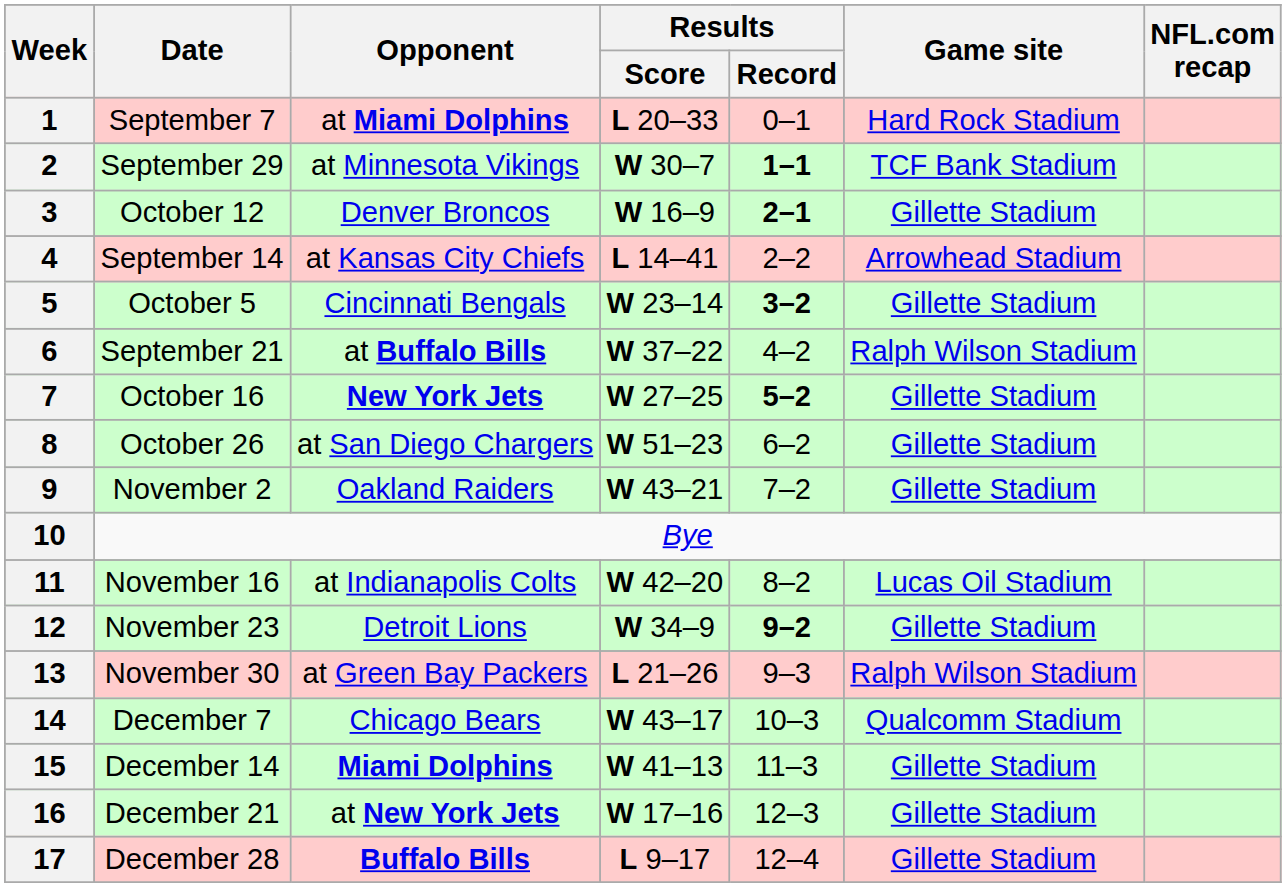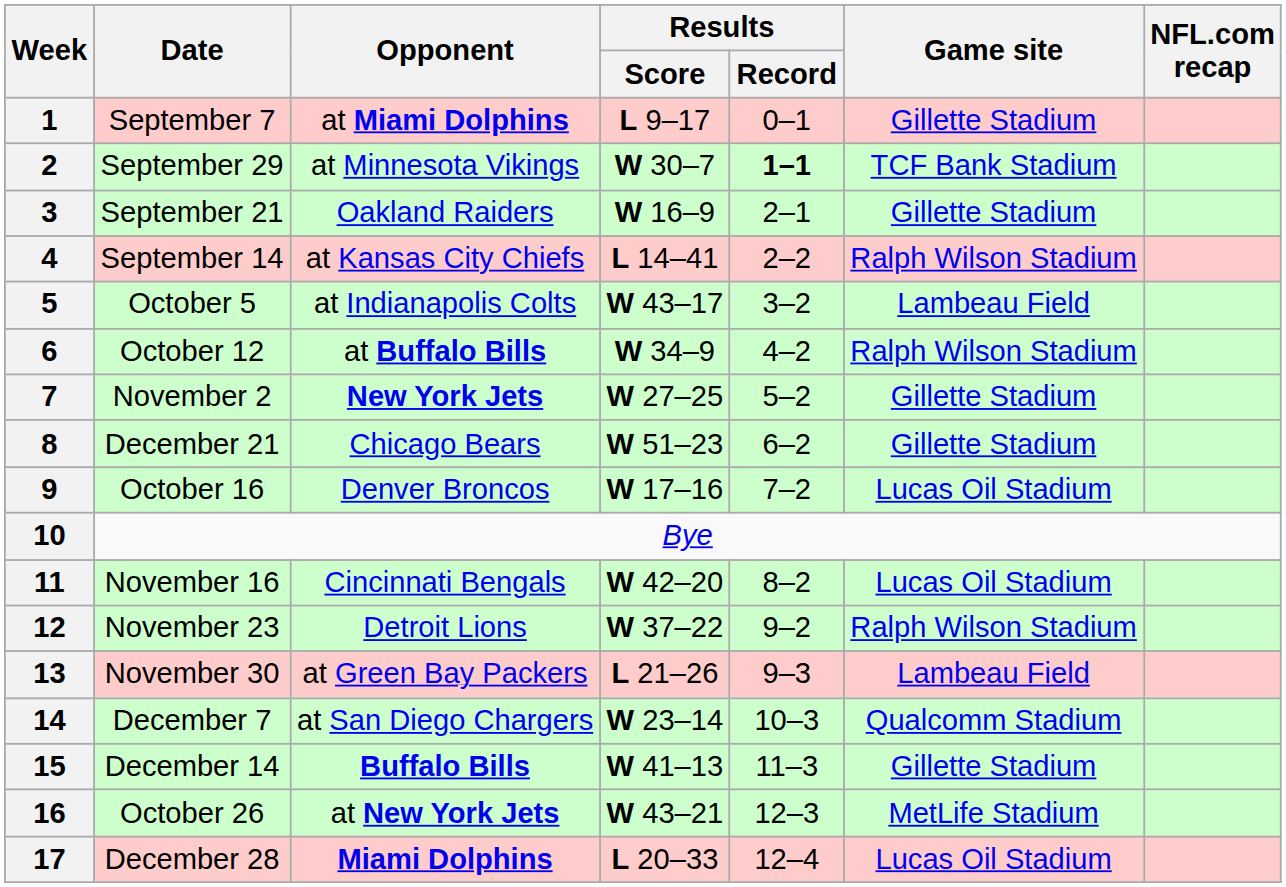(665, 119) L 20–33 -> (665, 119) L 9–17
(994, 119) Hard Rock Stadium -> (994, 119) Gillette Stadium
(192, 212) October 12 -> (192, 212) September 21
(445, 212) Denver Broncos -> (445, 212) Oakland Raiders
(787, 212) bold -> (787, 212) normal
(994, 258) Arrowhead Stadium -> (994, 258) Ralph Wilson Stadium
(445, 304) Cincinnati Bengals -> (445, 304) at Indianapolis Colts
(665, 304) W 23–14 -> (665, 304) W 43–17
(787, 304) bold -> (787, 304) normal
(994, 304) Gillette Stadium -> (994, 304) Lambeau Field
(192, 350) September 21 -> (192, 350) October 12
(665, 350) W 37–22 -> (665, 350) W 34–9
(192, 397) October 16 -> (192, 397) November 2
(787, 397) bold -> (787, 397) normal
(192, 443) October 26 -> (192, 443) December 21
(445, 443) at San Diego Chargers -> (445, 443) Chicago Bears
(192, 489) November 2 -> (192, 489) October 16
(445, 489) Oakland Raiders -> (445, 489) Denver Broncos
(665, 489) W 43–21 -> (665, 489) W 17–16
(994, 489) Gillette Stadium -> (994, 489) Lucas Oil Stadium
(445, 581) at Indianapolis Colts -> (445, 581) Cincinnati Bengals
(665, 627) W 34–9 -> (665, 627) W 37–22
(787, 627) bold -> (787, 627) normal
(994, 627) Gillette Stadium -> (994, 627) Ralph Wilson Stadium
(994, 674) Ralph Wilson Stadium -> (994, 674) Lambeau Field
(445, 720) Chicago Bears -> (445, 720) at San Diego Chargers
(665, 720) W 43–17 -> (665, 720) W 23–14
(445, 766) Miami Dolphins -> (445, 766) Buffalo Bills
(192, 812) December 21 -> (192, 812) October 26
(665, 812) W 17–16 -> (665, 812) W 43–21
(994, 812) Gillette Stadium -> (994, 812) MetLife Stadium
(445, 858) Buffalo Bills -> (445, 858) Miami Dolphins
(665, 858) L 9–17 -> (665, 858) L 20–33
(994, 858) Gillette Stadium -> (994, 858) Lucas Oil Stadium
